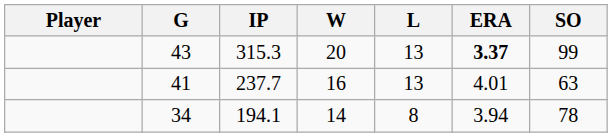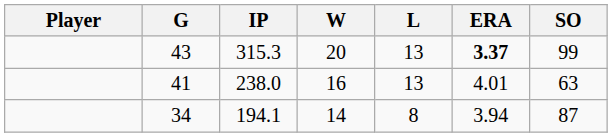(259, 83) 237.7 -> (259, 83) 238.0
(568, 115) 78 -> (568, 115) 87
